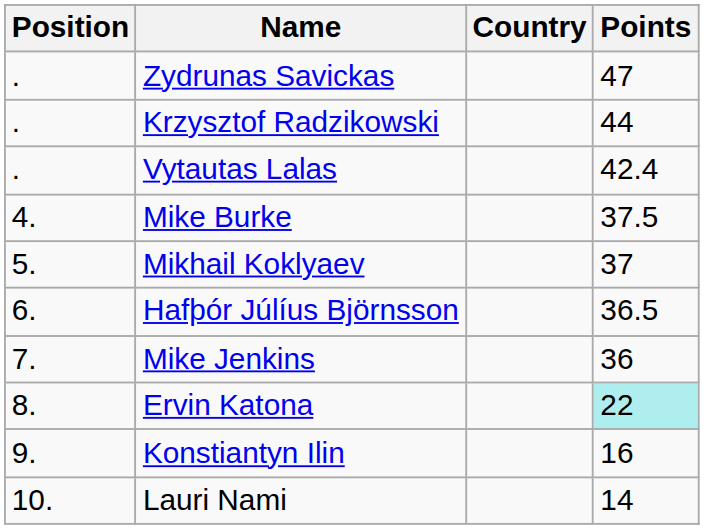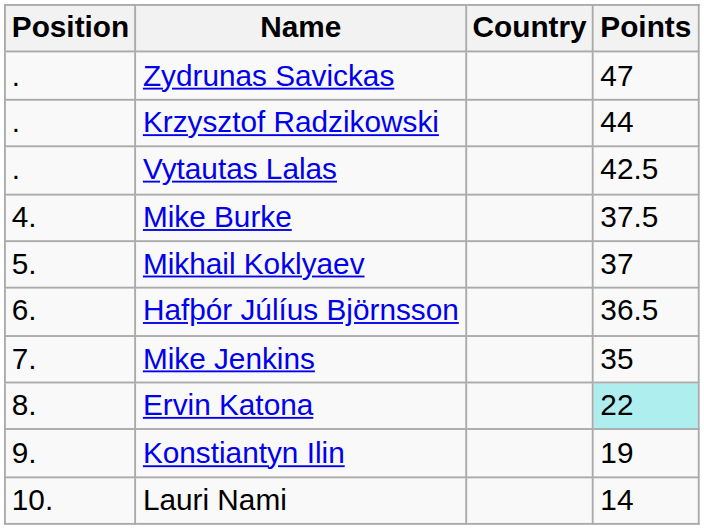(629, 169) 42.4 -> (629, 169) 42.5
(617, 358) 36 -> (617, 358) 35
(617, 452) 16 -> (617, 452) 19
